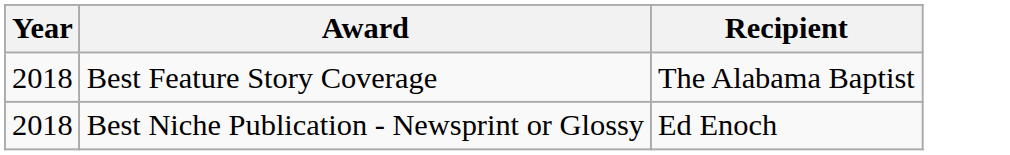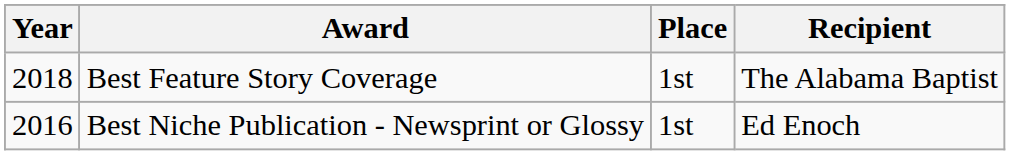+ column: (693, 28)
(42, 125) 2018 -> (42, 125) 2016
